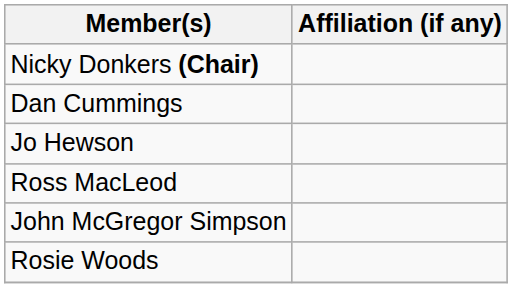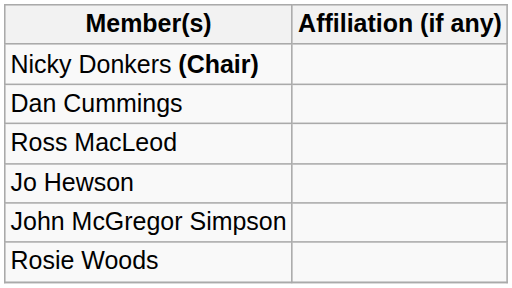rows swapped: (72, 143) <-> (94, 182)
